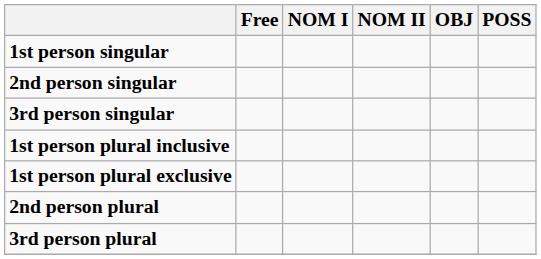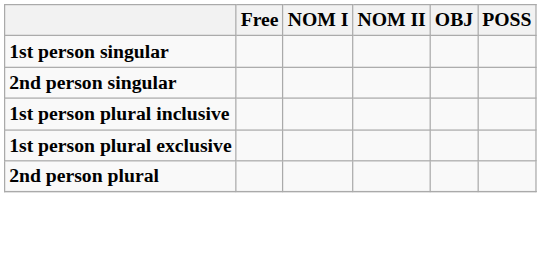- row: (92, 113)
- row: (83, 238)
